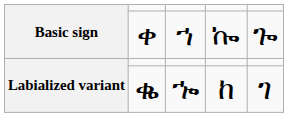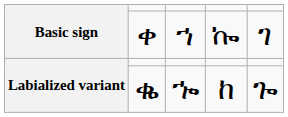(265, 34) ጐ -> (265, 34) ገ
(265, 89) ገ -> (265, 89) ጐ
